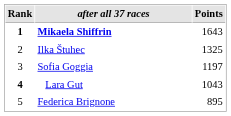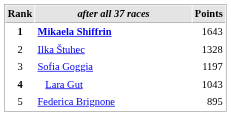(212, 49) 1325 -> (212, 49) 1328
